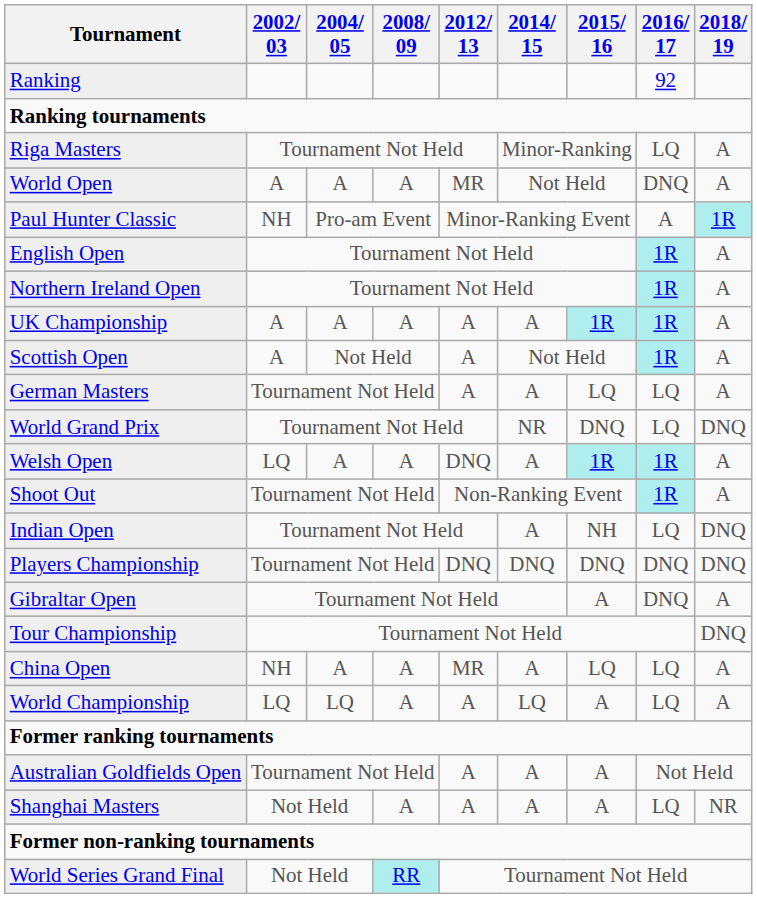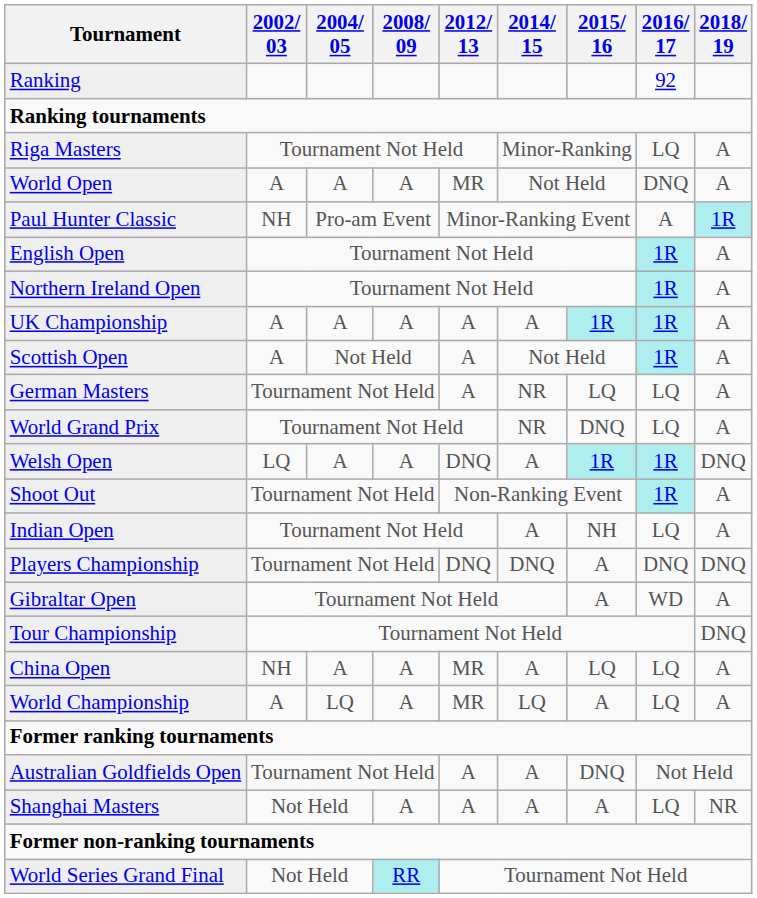(532, 391) A -> (532, 391) NR
(723, 426) DNQ -> (723, 426) A
(723, 460) A -> (723, 460) DNQ
(723, 529) DNQ -> (723, 529) A
(602, 564) DNQ -> (602, 564) A
(666, 598) DNQ -> (666, 598) WD
(276, 702) LQ -> (276, 702) A
(468, 702) A -> (468, 702) MR
(602, 771) A -> (602, 771) DNQ
